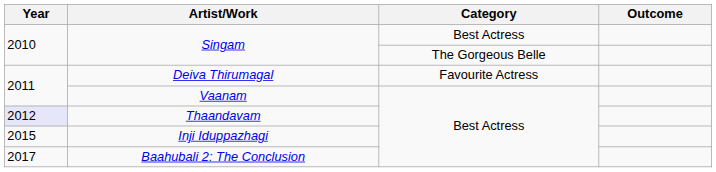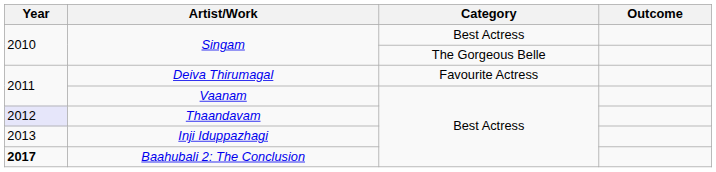(22, 136) 2015 -> (22, 136) 2013
(22, 156) normal -> (22, 156) bold
